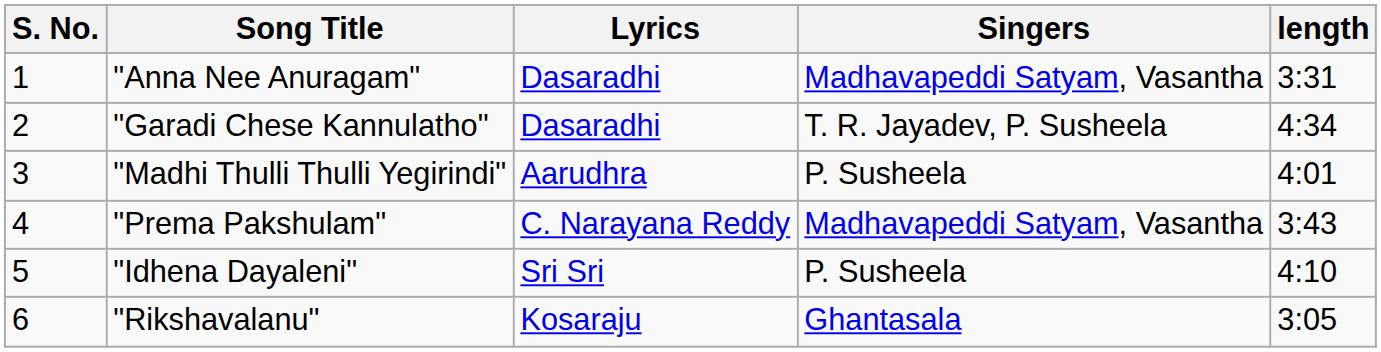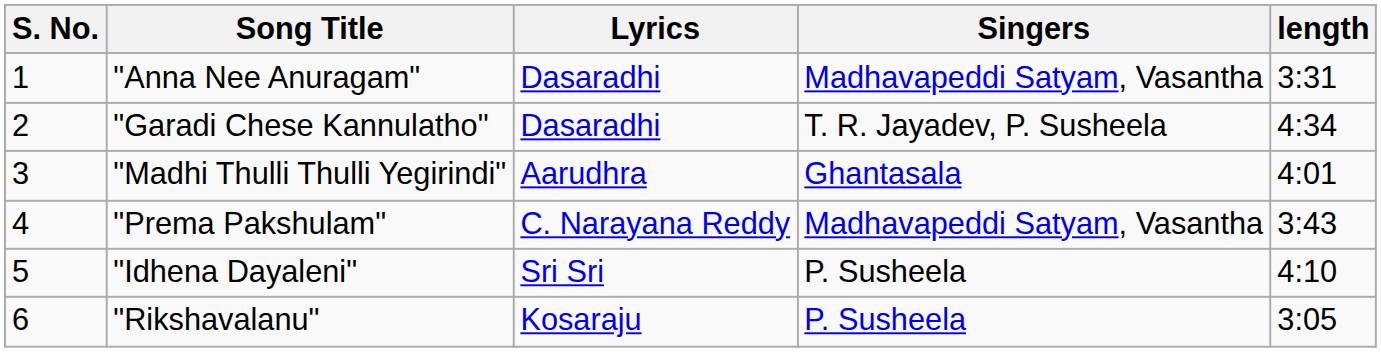(885, 175) P. Susheela -> (883, 175) Ghantasala
(883, 321) Ghantasala -> (885, 321) P. Susheela
